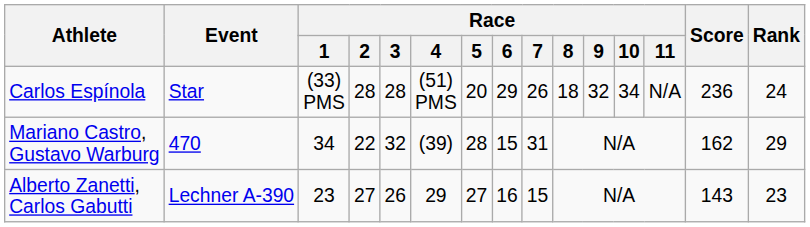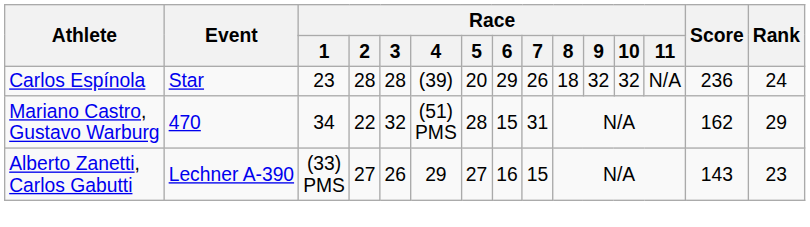(324, 92) (33) PMS -> (324, 81) 23
(436, 92) (51) PMS -> (436, 81) (39)
(629, 92) 34 -> (629, 81) 32
(436, 144) (39) -> (436, 122) (51) PMS
(324, 196) 23 -> (324, 174) (33) PMS
